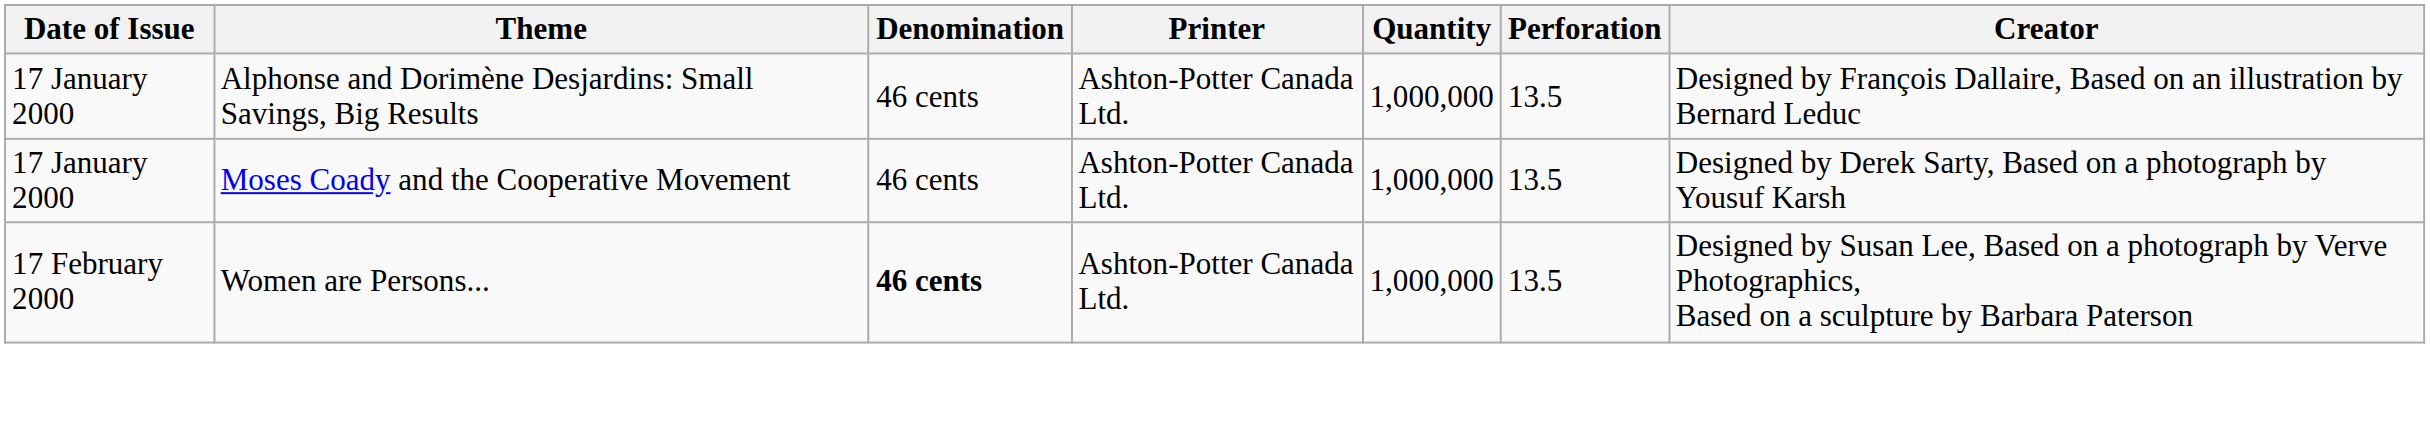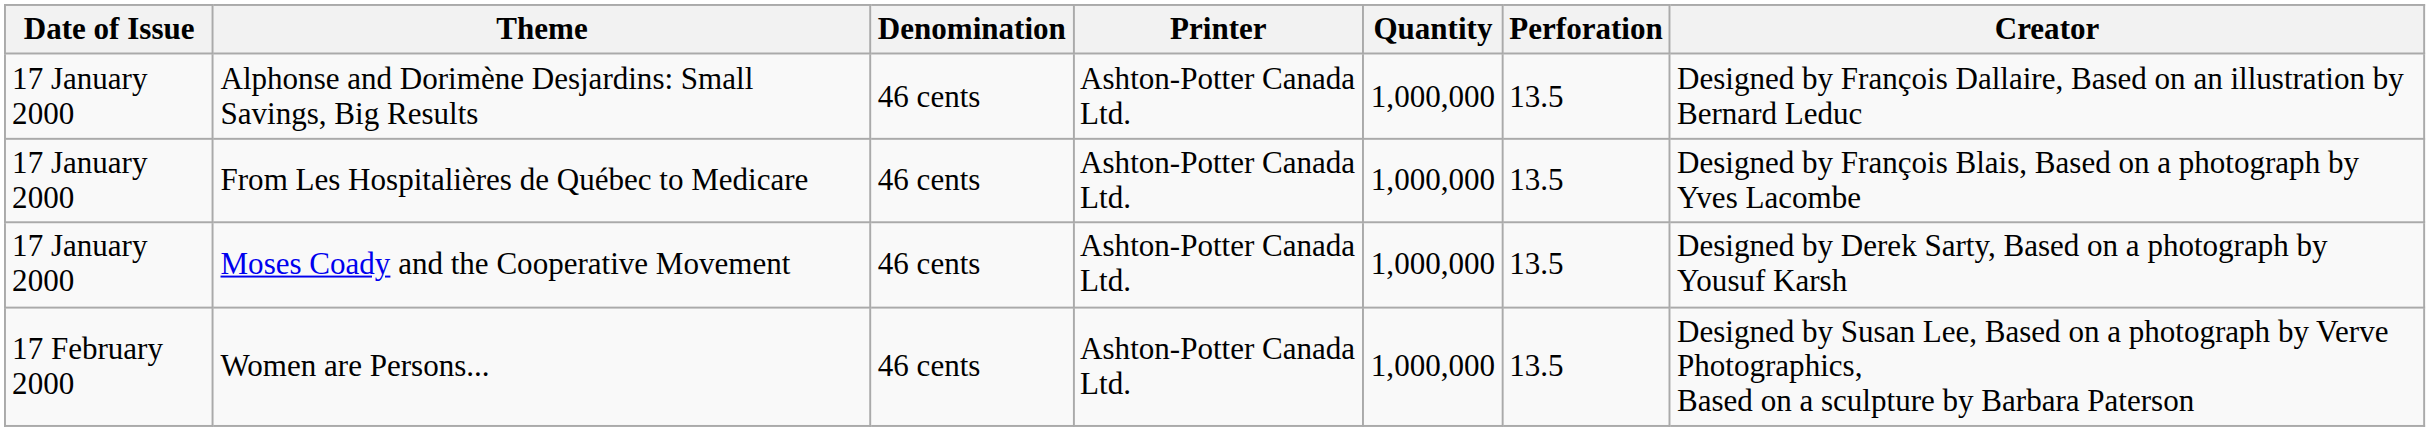+ row: (514, 179)
(929, 281) bold -> (929, 365) normal
